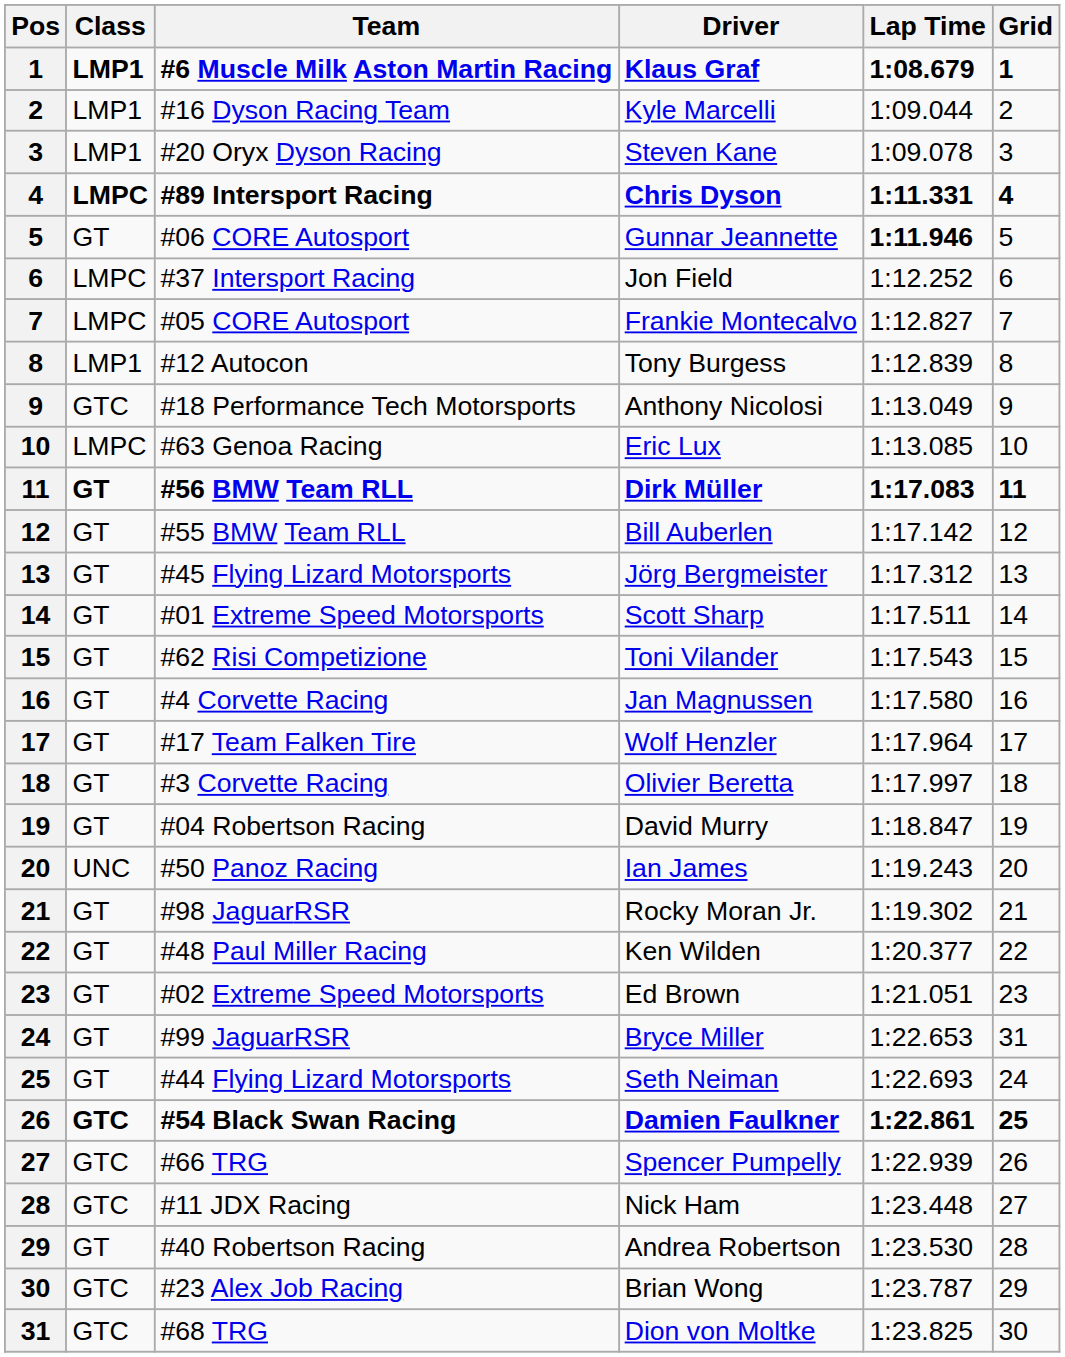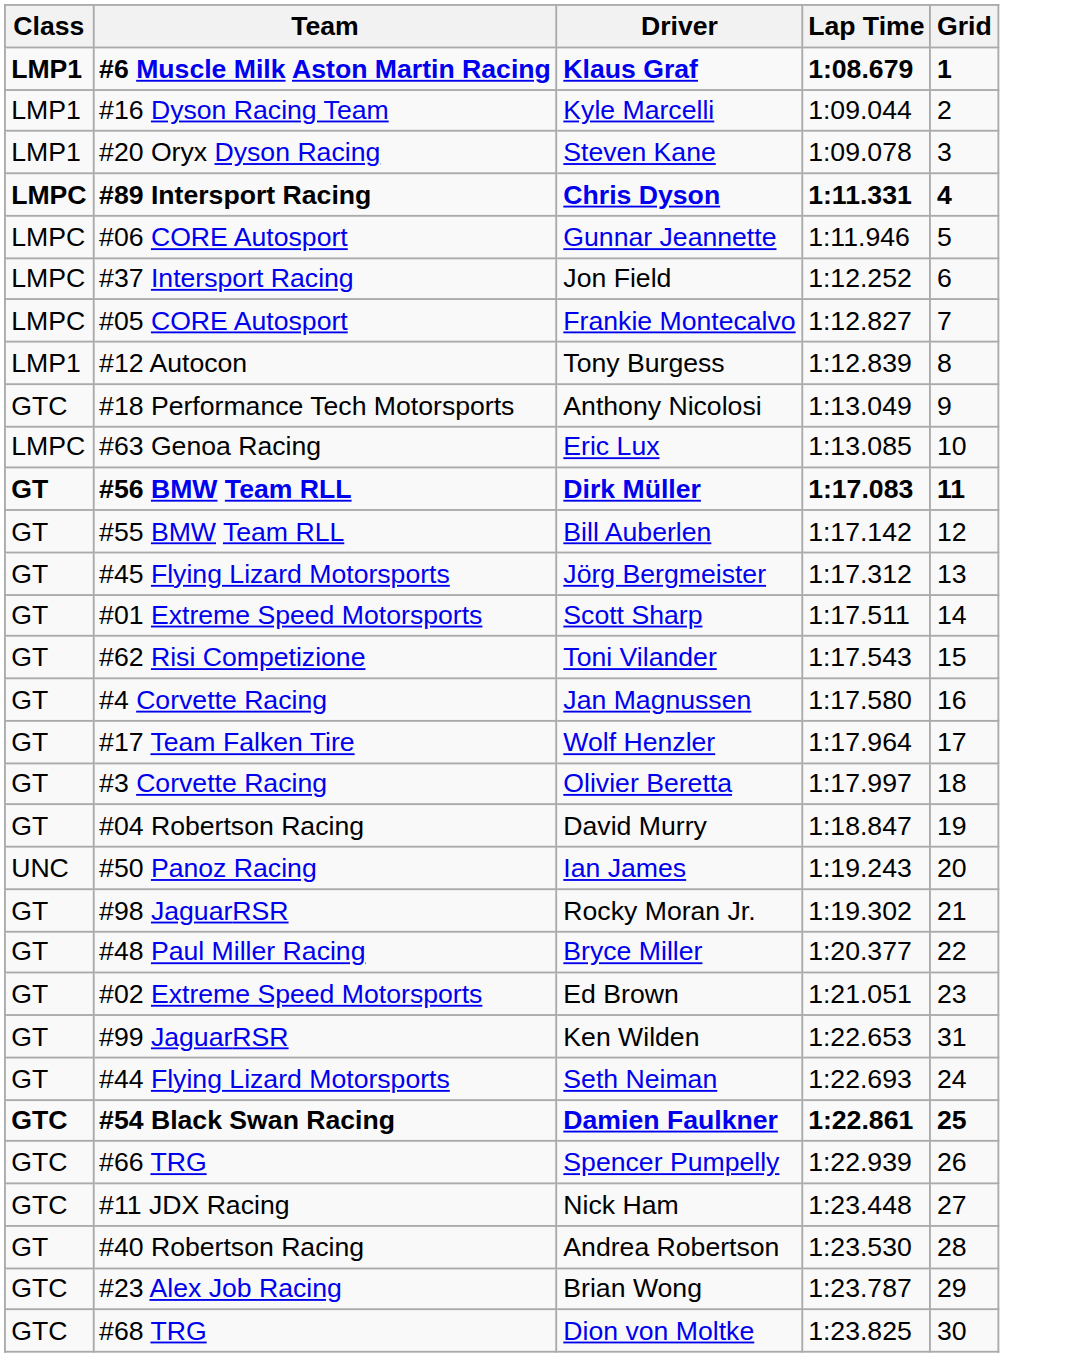- column: (36, 26)
(91, 237) GT -> (48, 237) LMPC
(921, 237) bold -> (859, 237) normal
(693, 952) Ken Wilden -> (633, 952) Bryce Miller
(694, 1036) Bryce Miller -> (631, 1036) Ken Wilden
